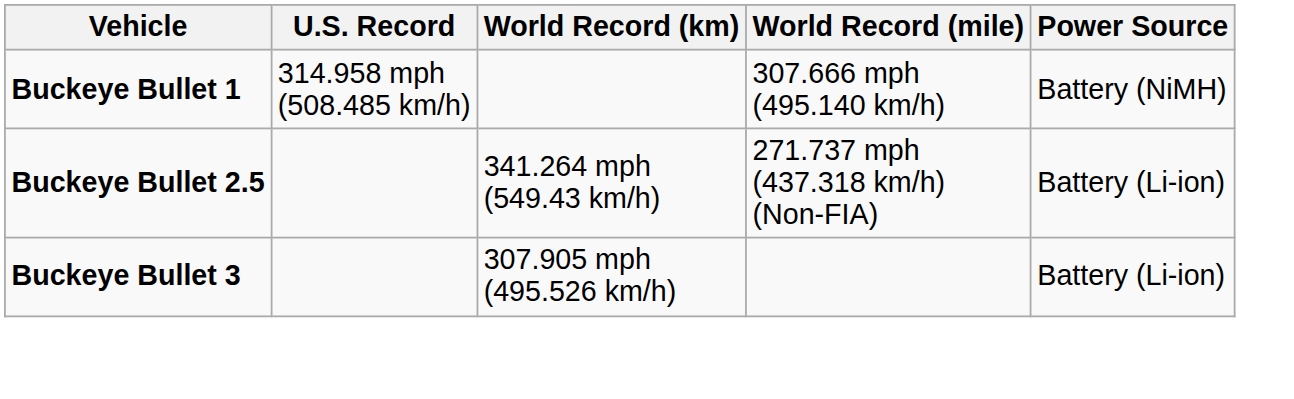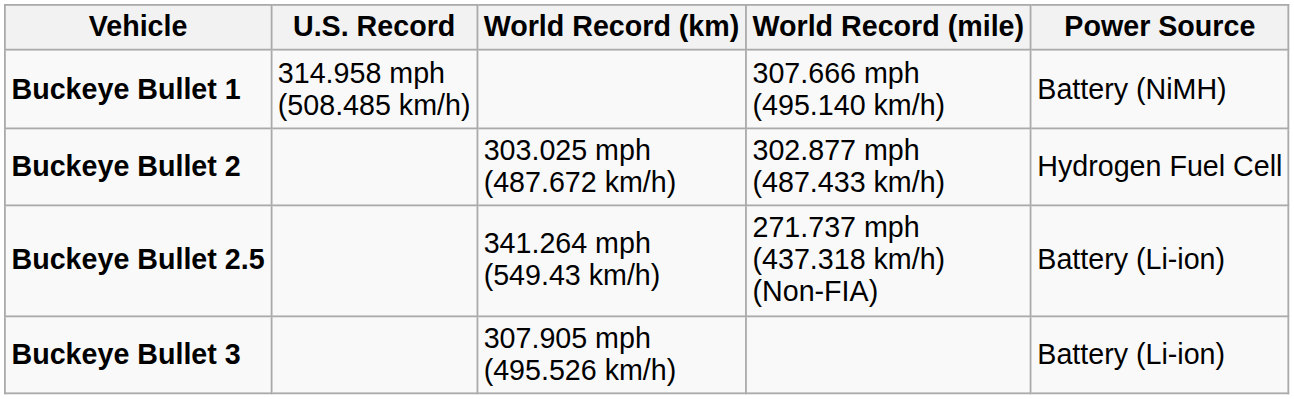+ row: (126, 166)
